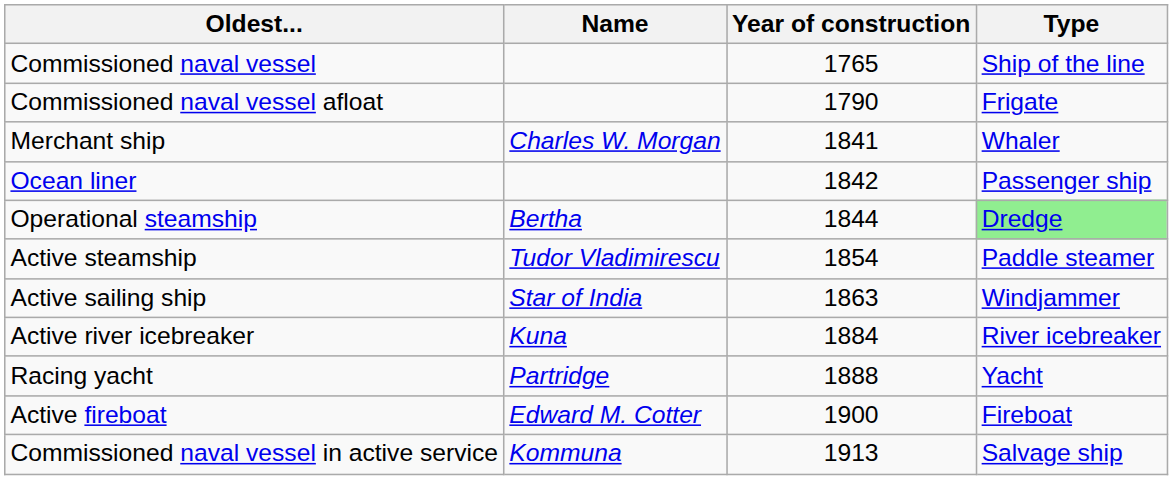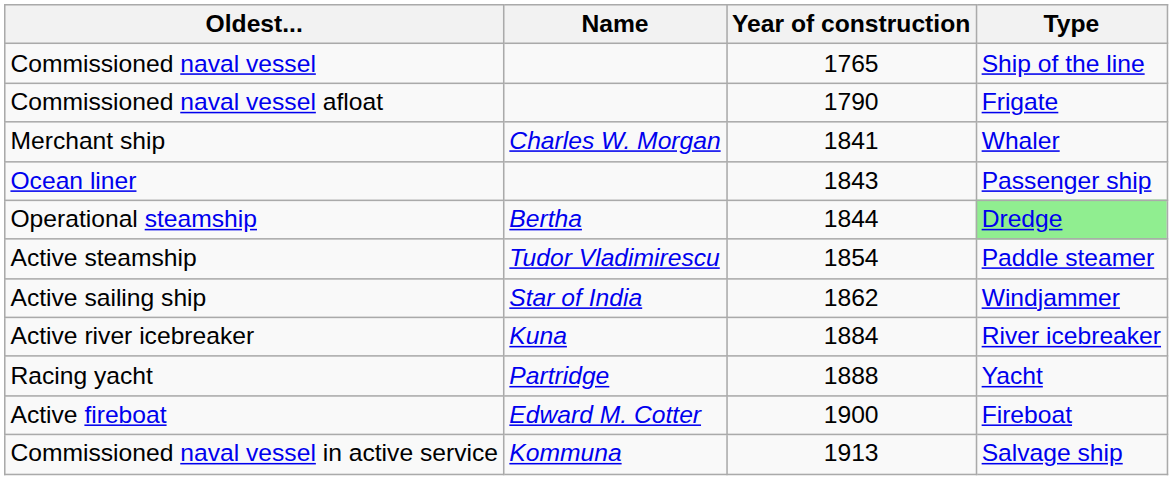(851, 180) 1842 -> (851, 180) 1843
(851, 297) 1863 -> (851, 297) 1862
